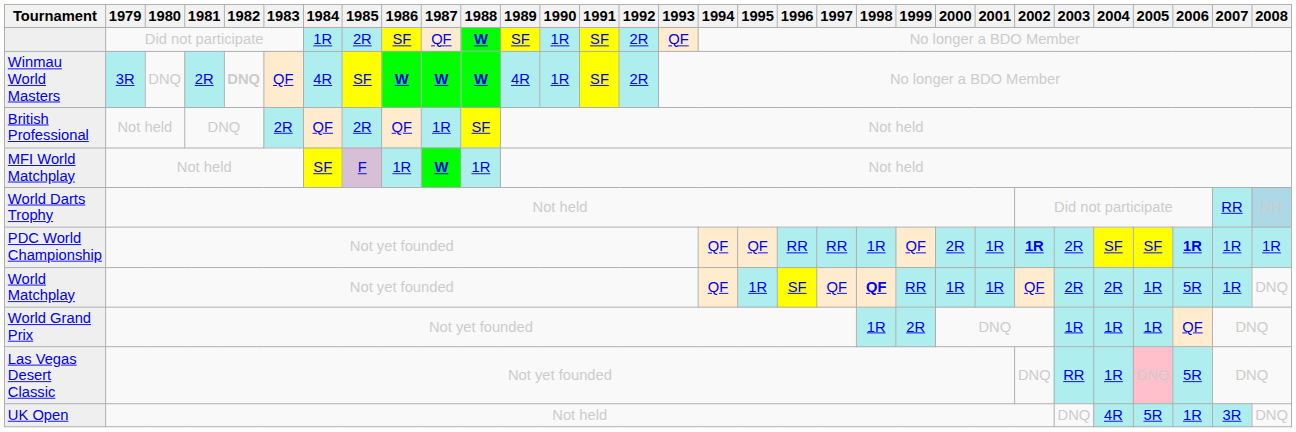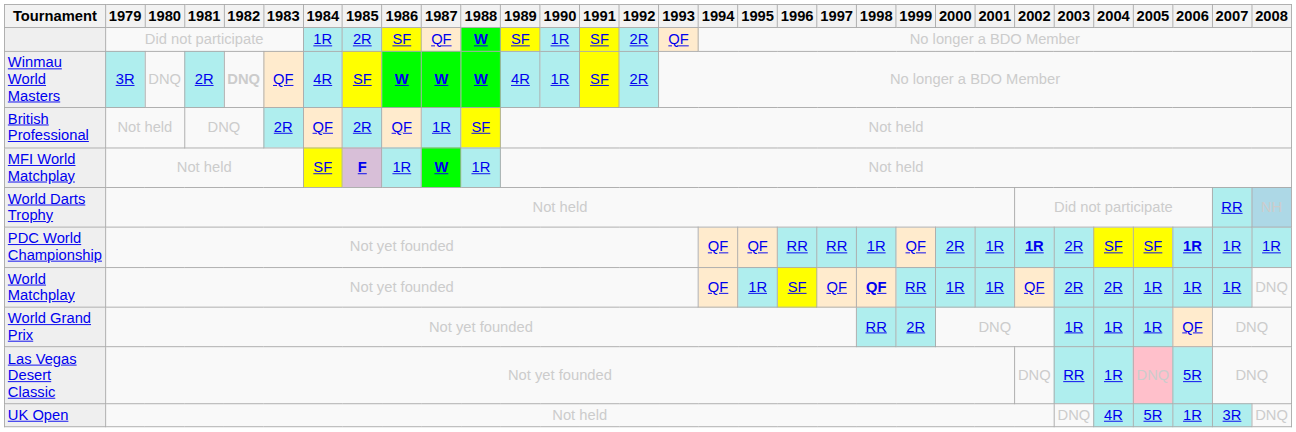(362, 167) normal -> (362, 167) bold
(1192, 287) 5R -> (1192, 287) 1R
(876, 327) 1R -> (876, 327) RR
